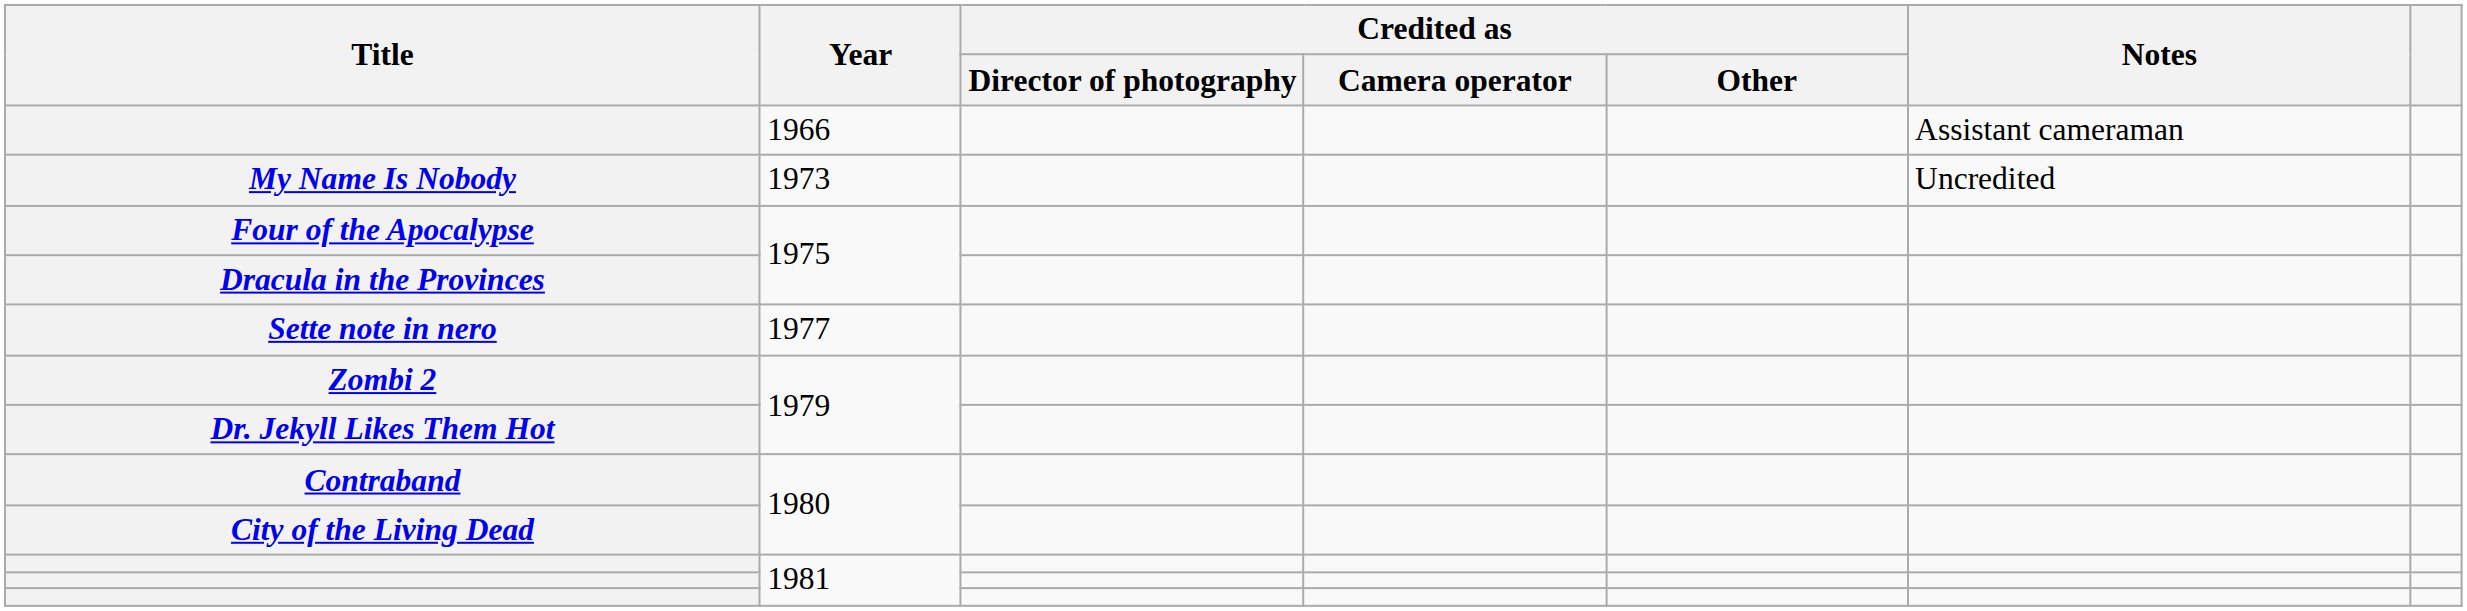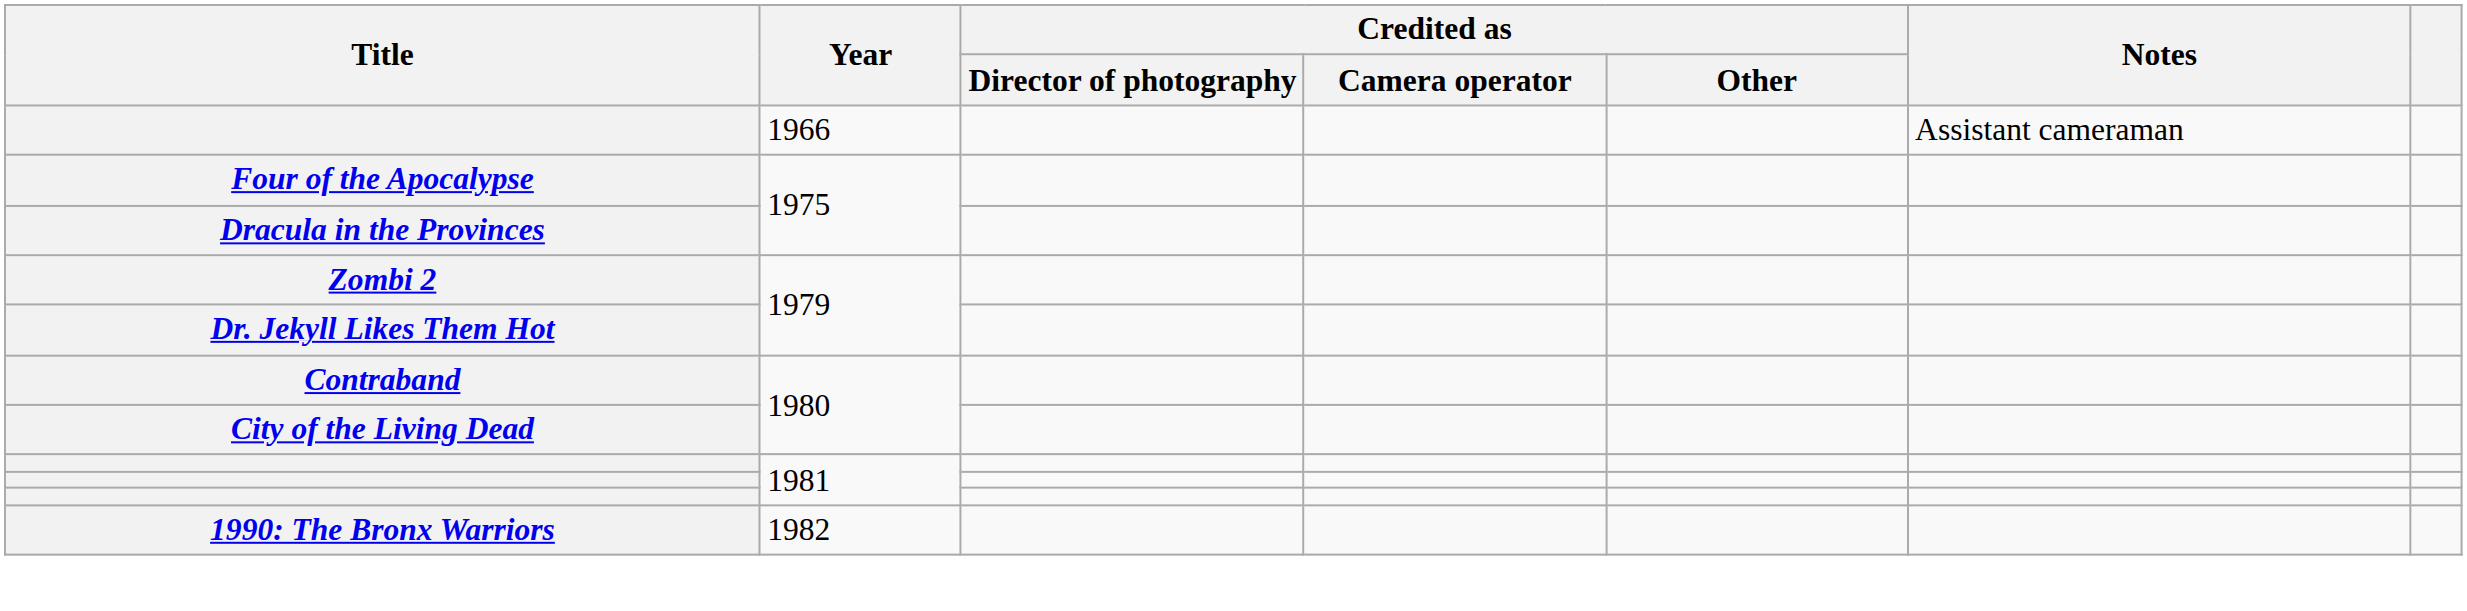- row: (382, 179)
- row: (382, 329)
+ row: (382, 529)
